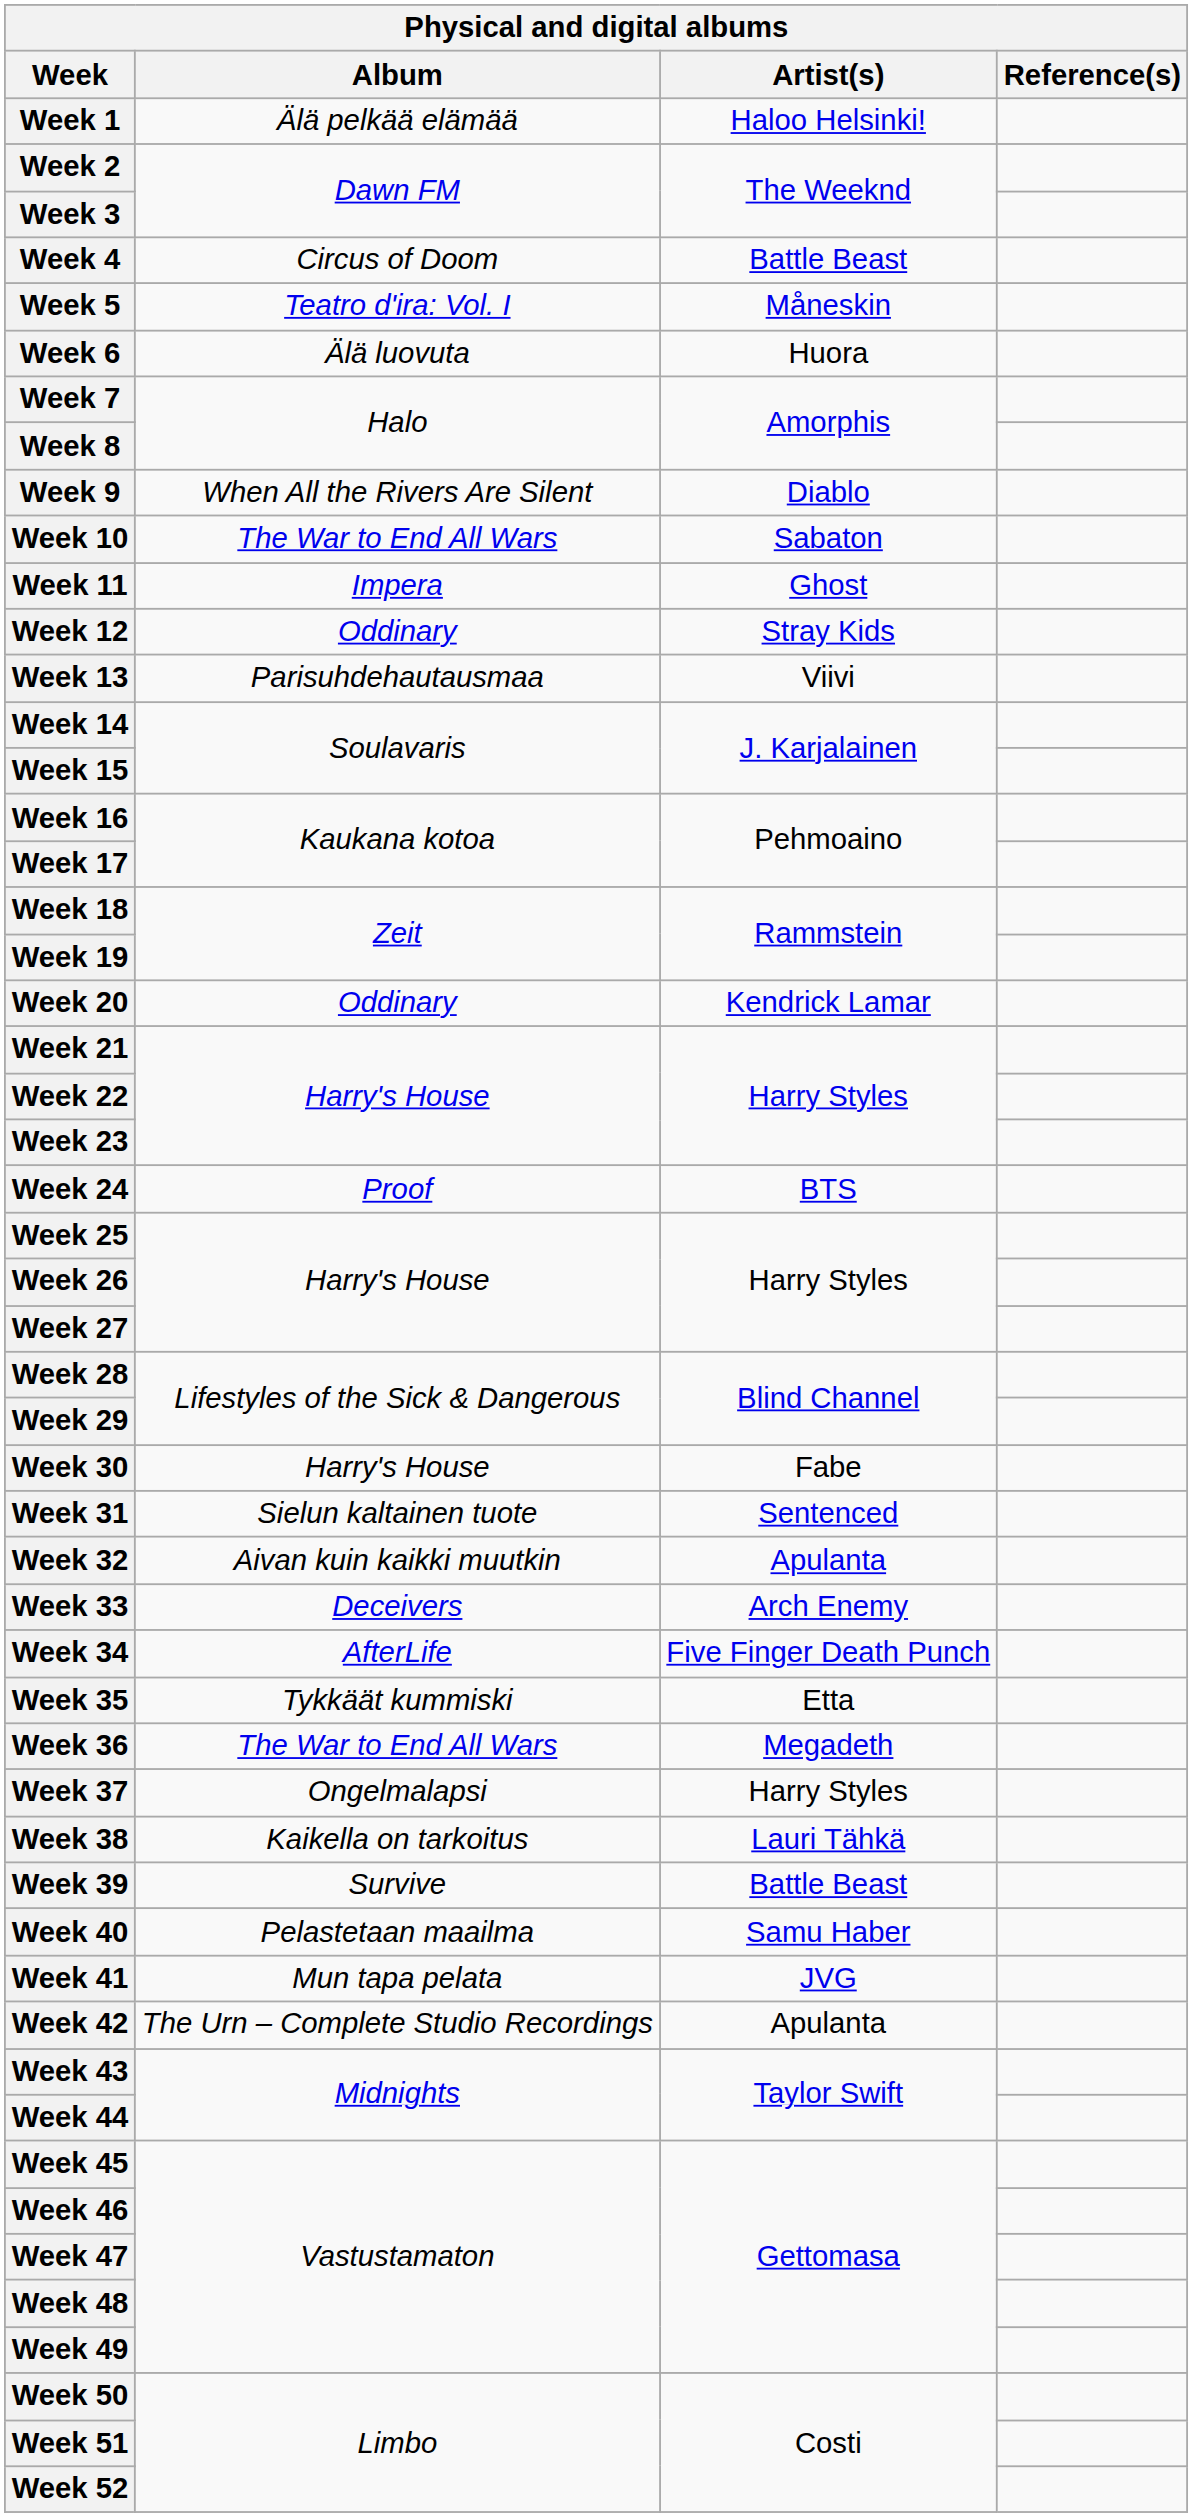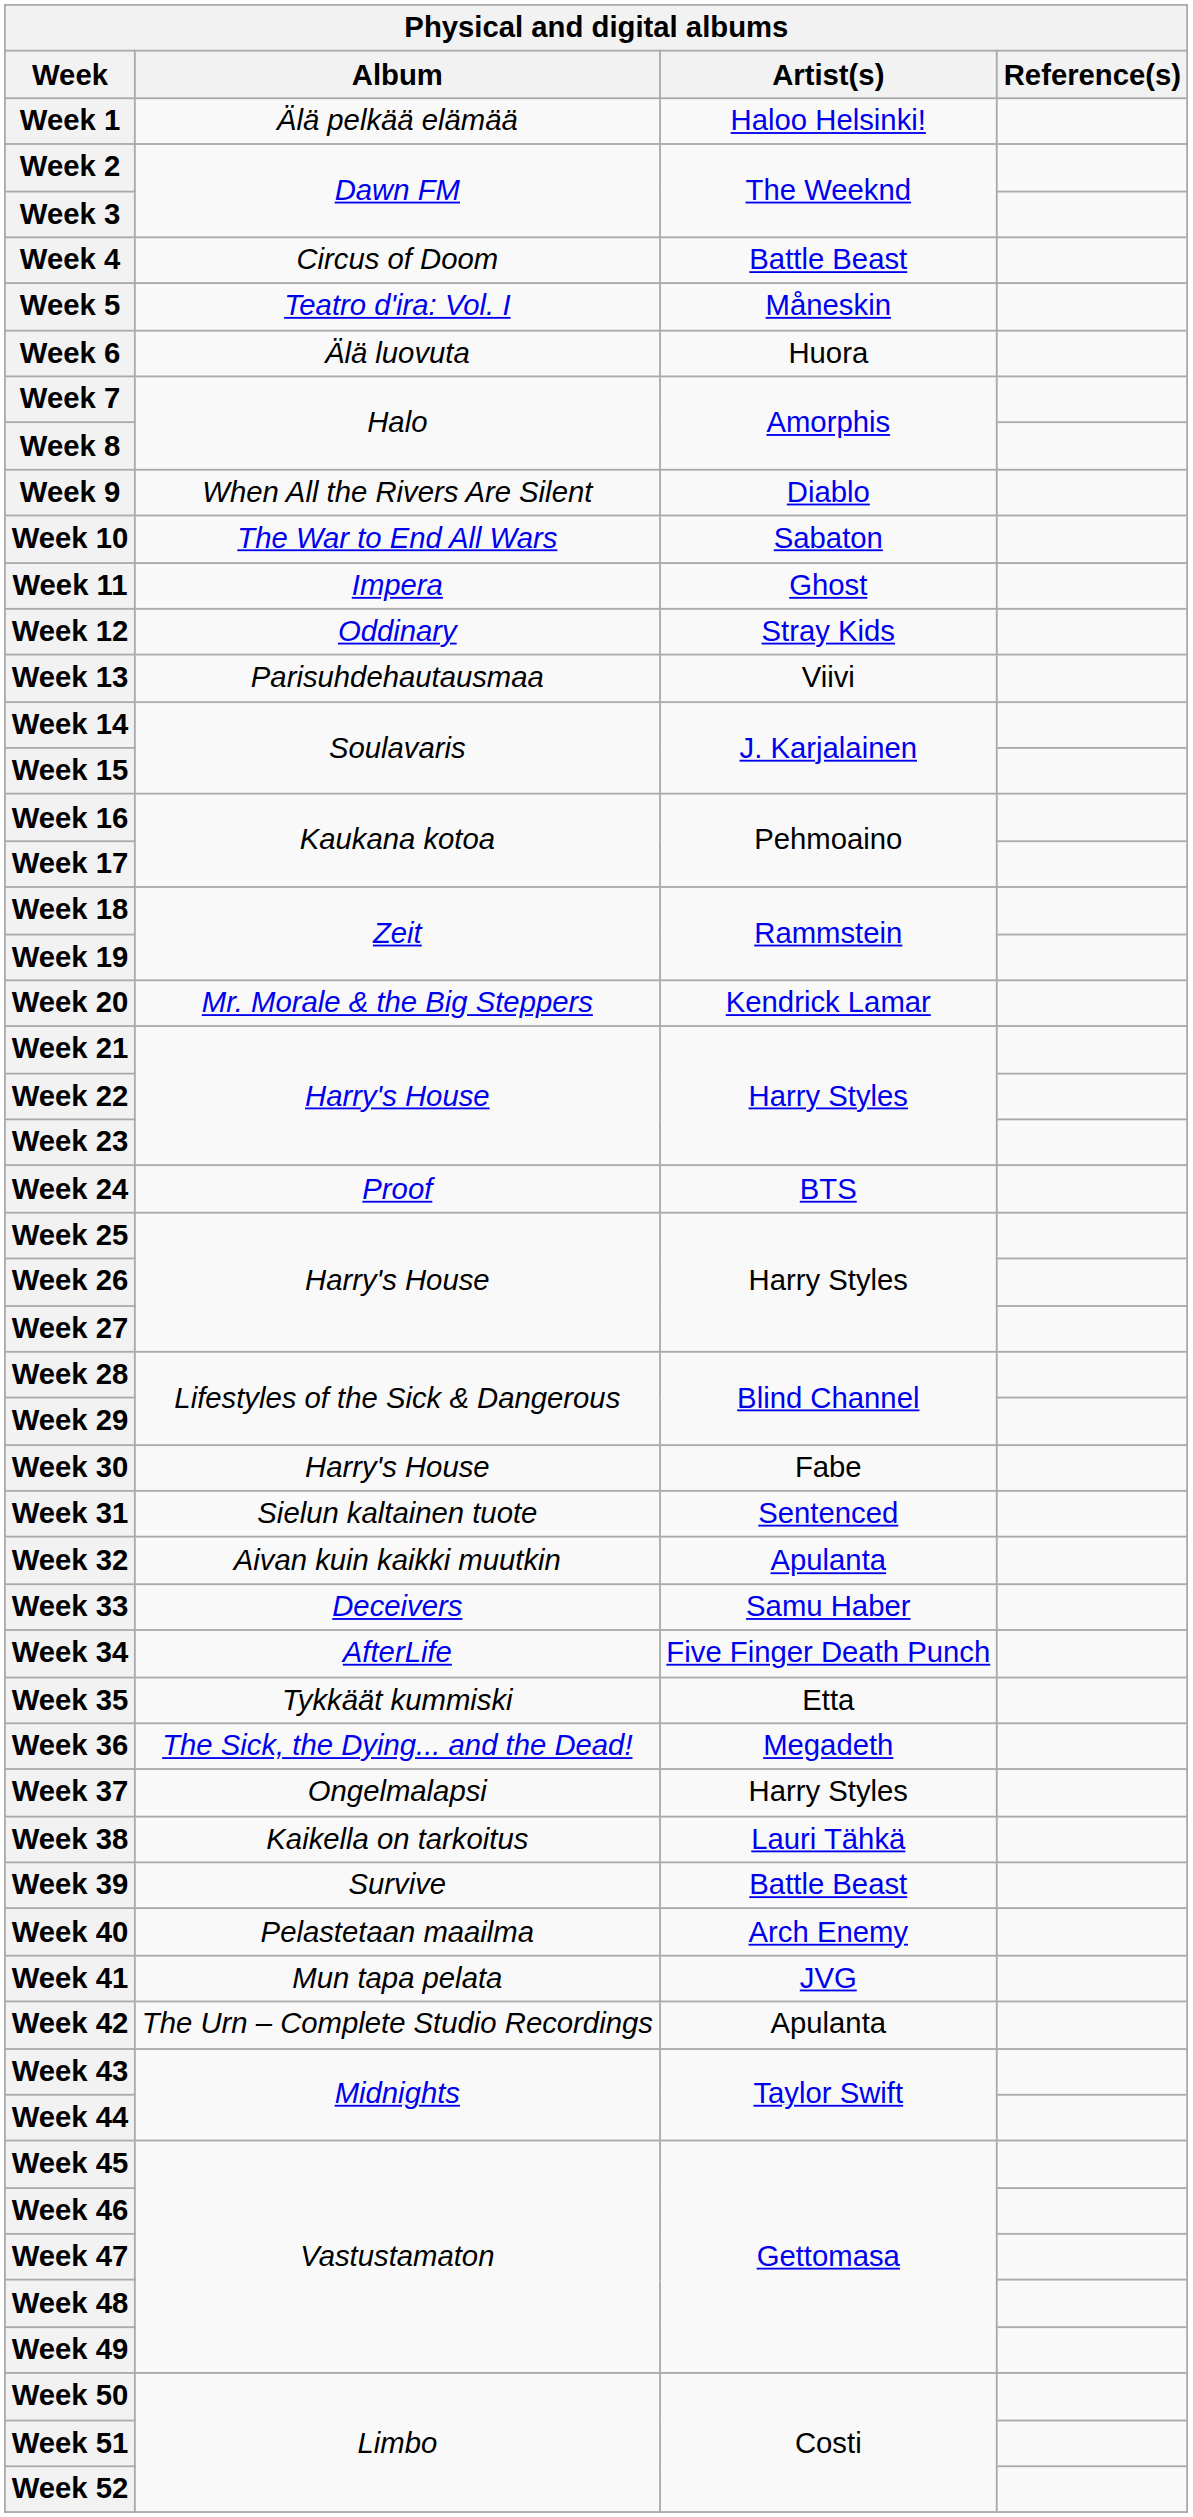(397, 1002) Oddinary -> (397, 1002) Mr. Morale & the Big Steppers
(828, 1606) Arch Enemy -> (828, 1606) Samu Haber
(397, 1745) The War to End All Wars -> (397, 1745) The Sick, the Dying... and the Dead!
(828, 1931) Samu Haber -> (828, 1931) Arch Enemy
